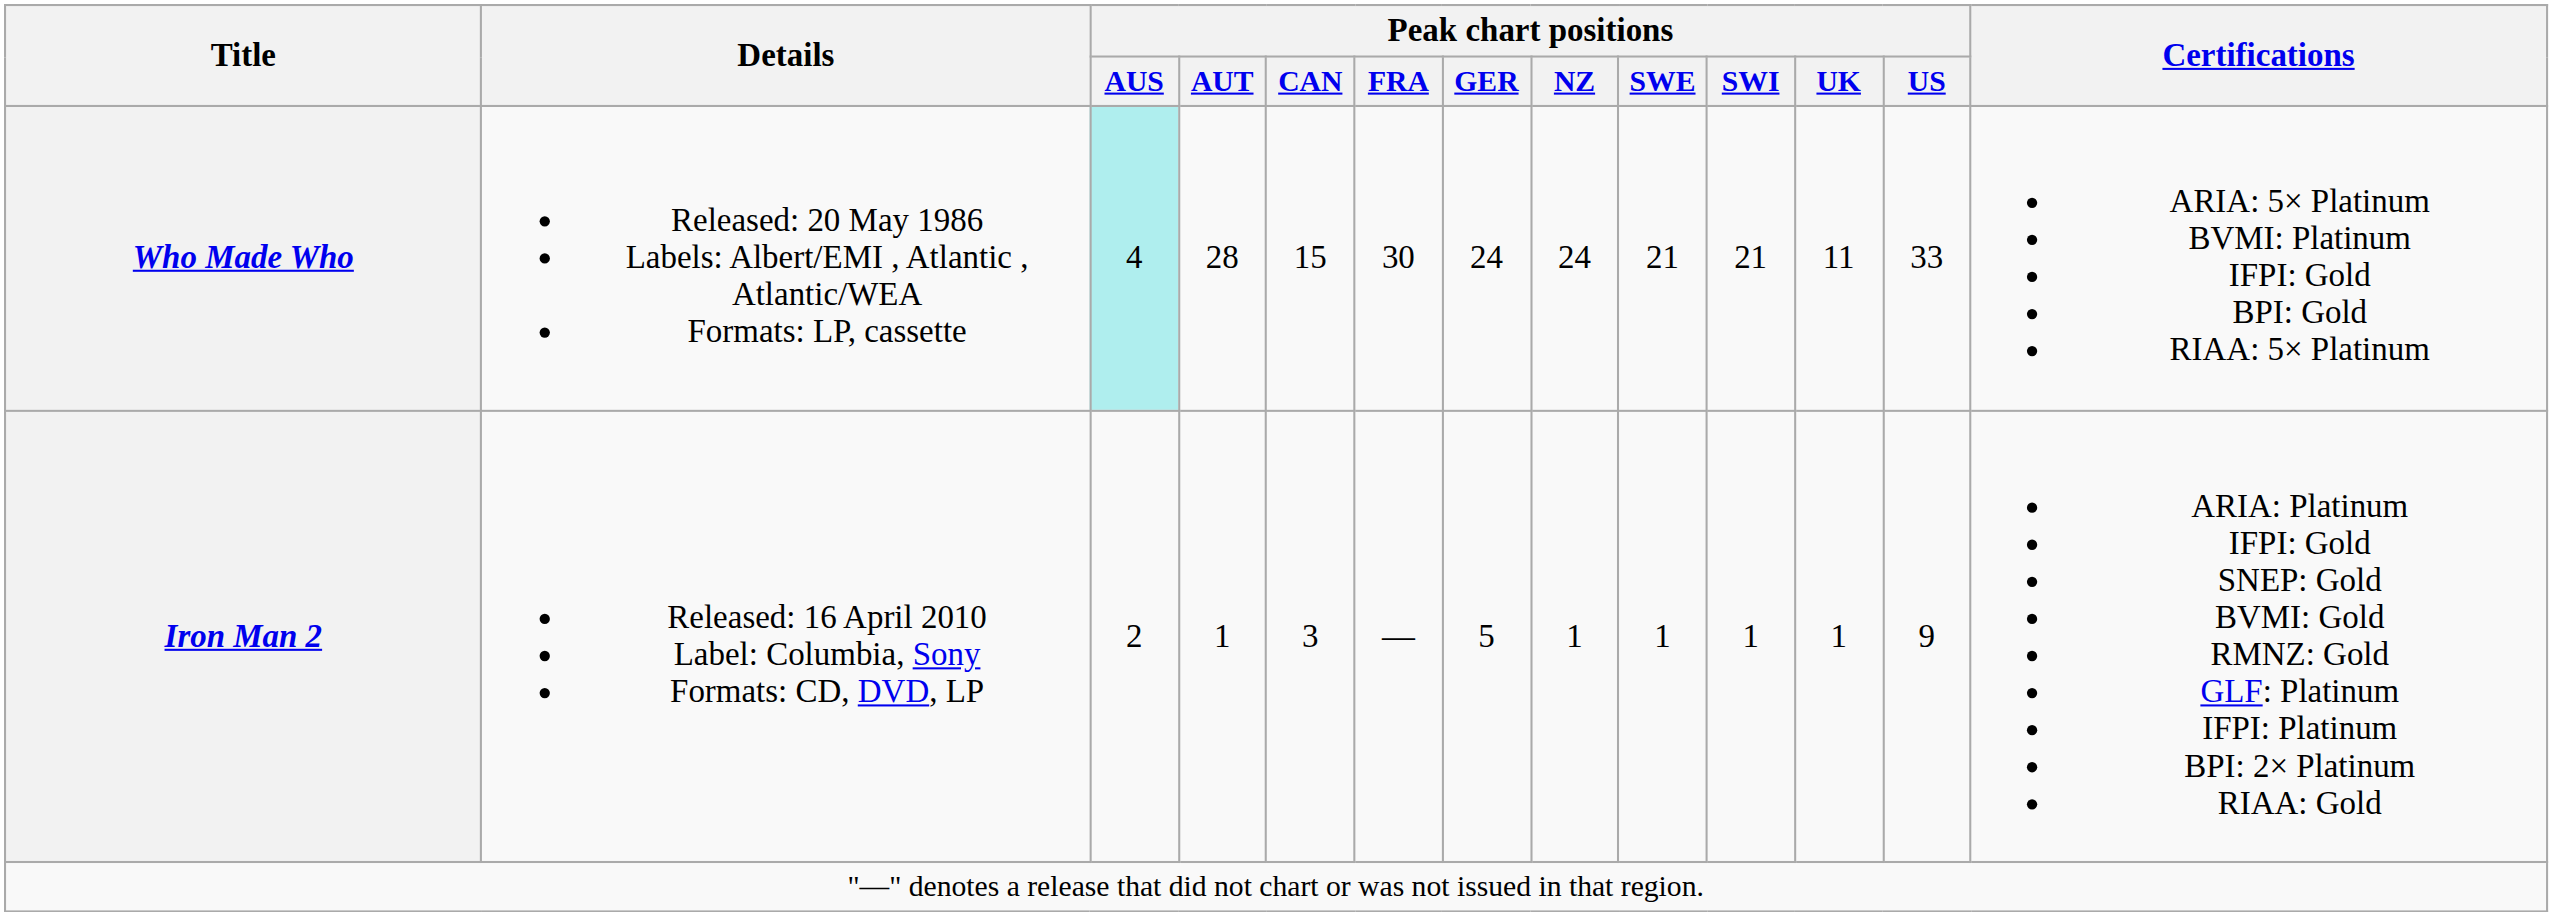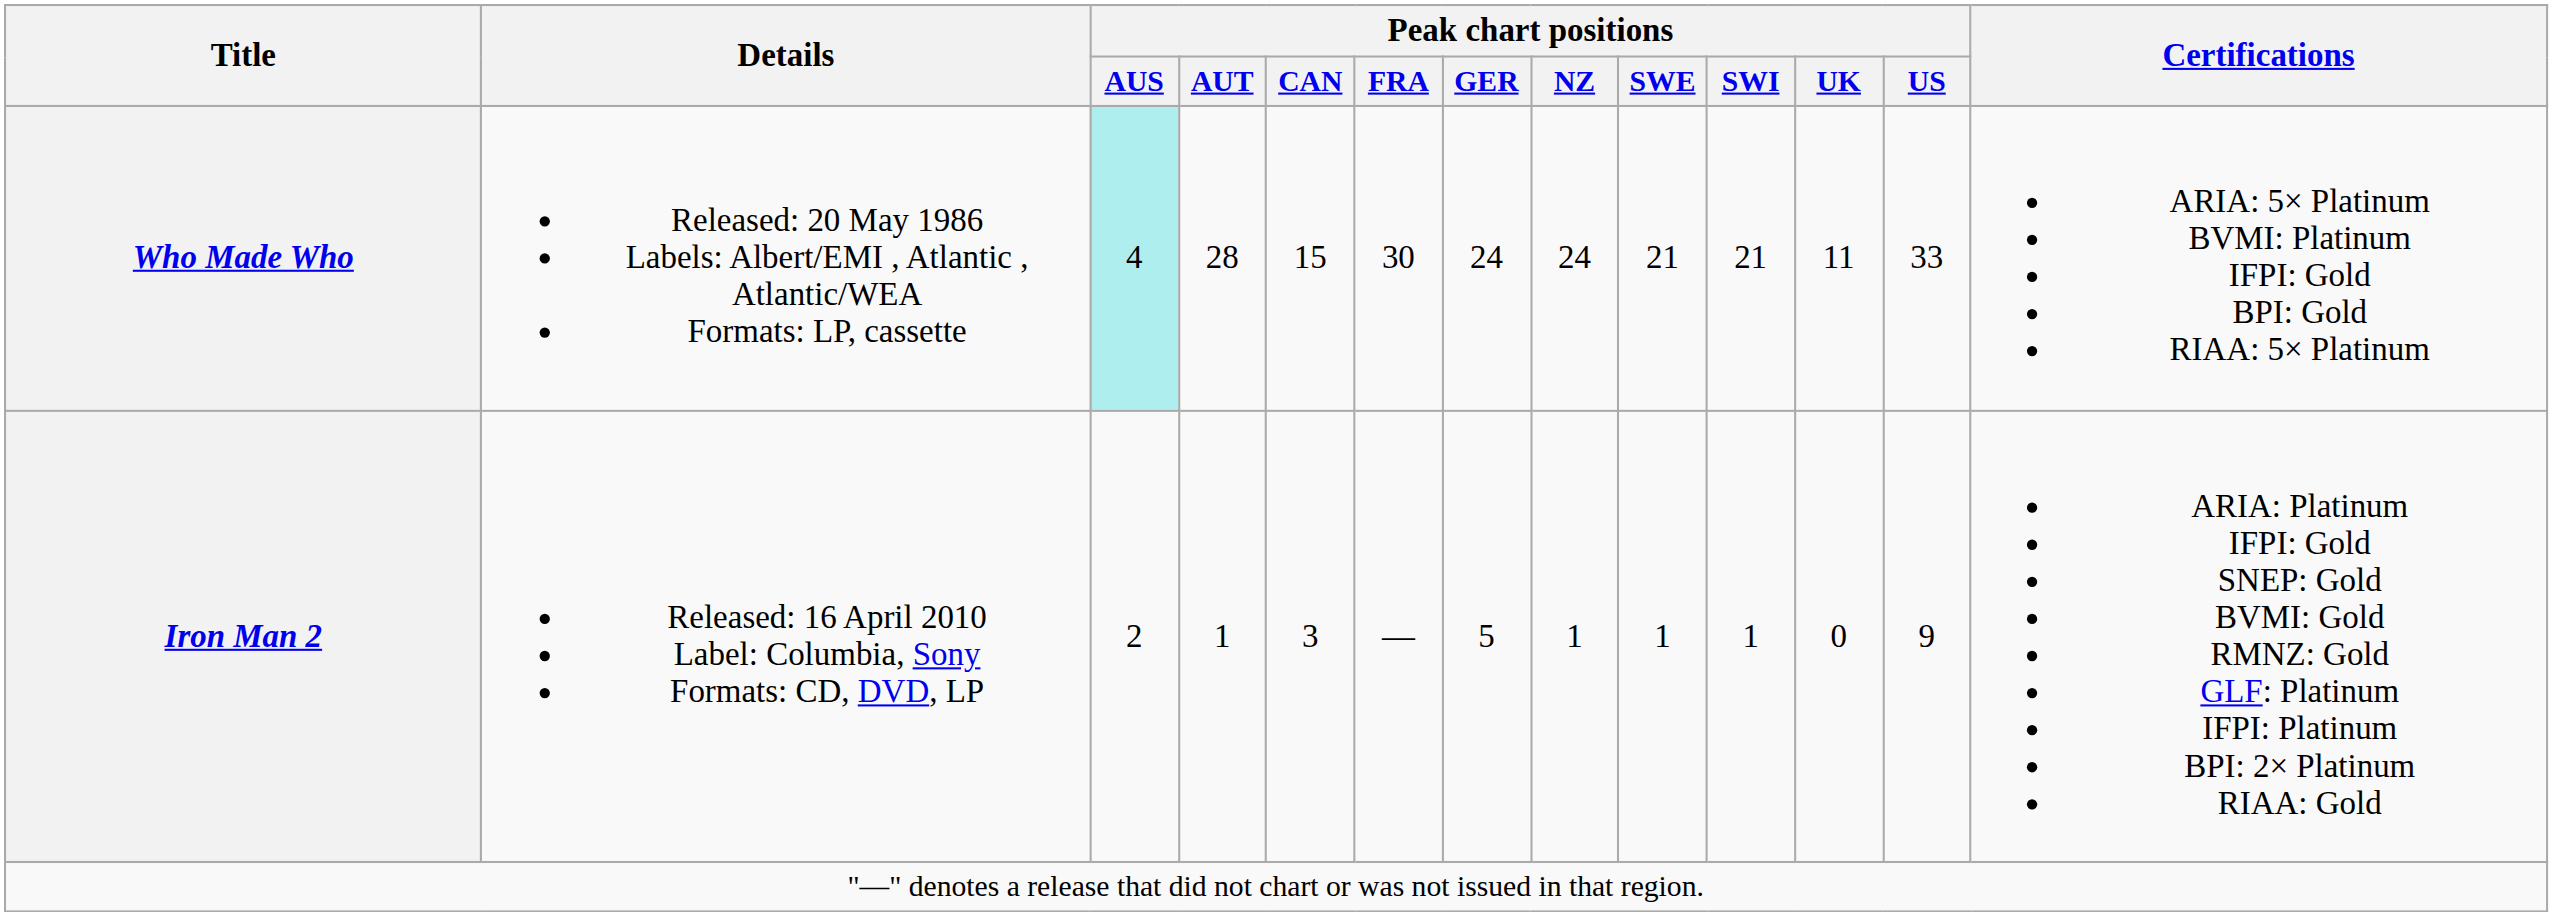(1839, 635) 1 -> (1839, 635) 0
